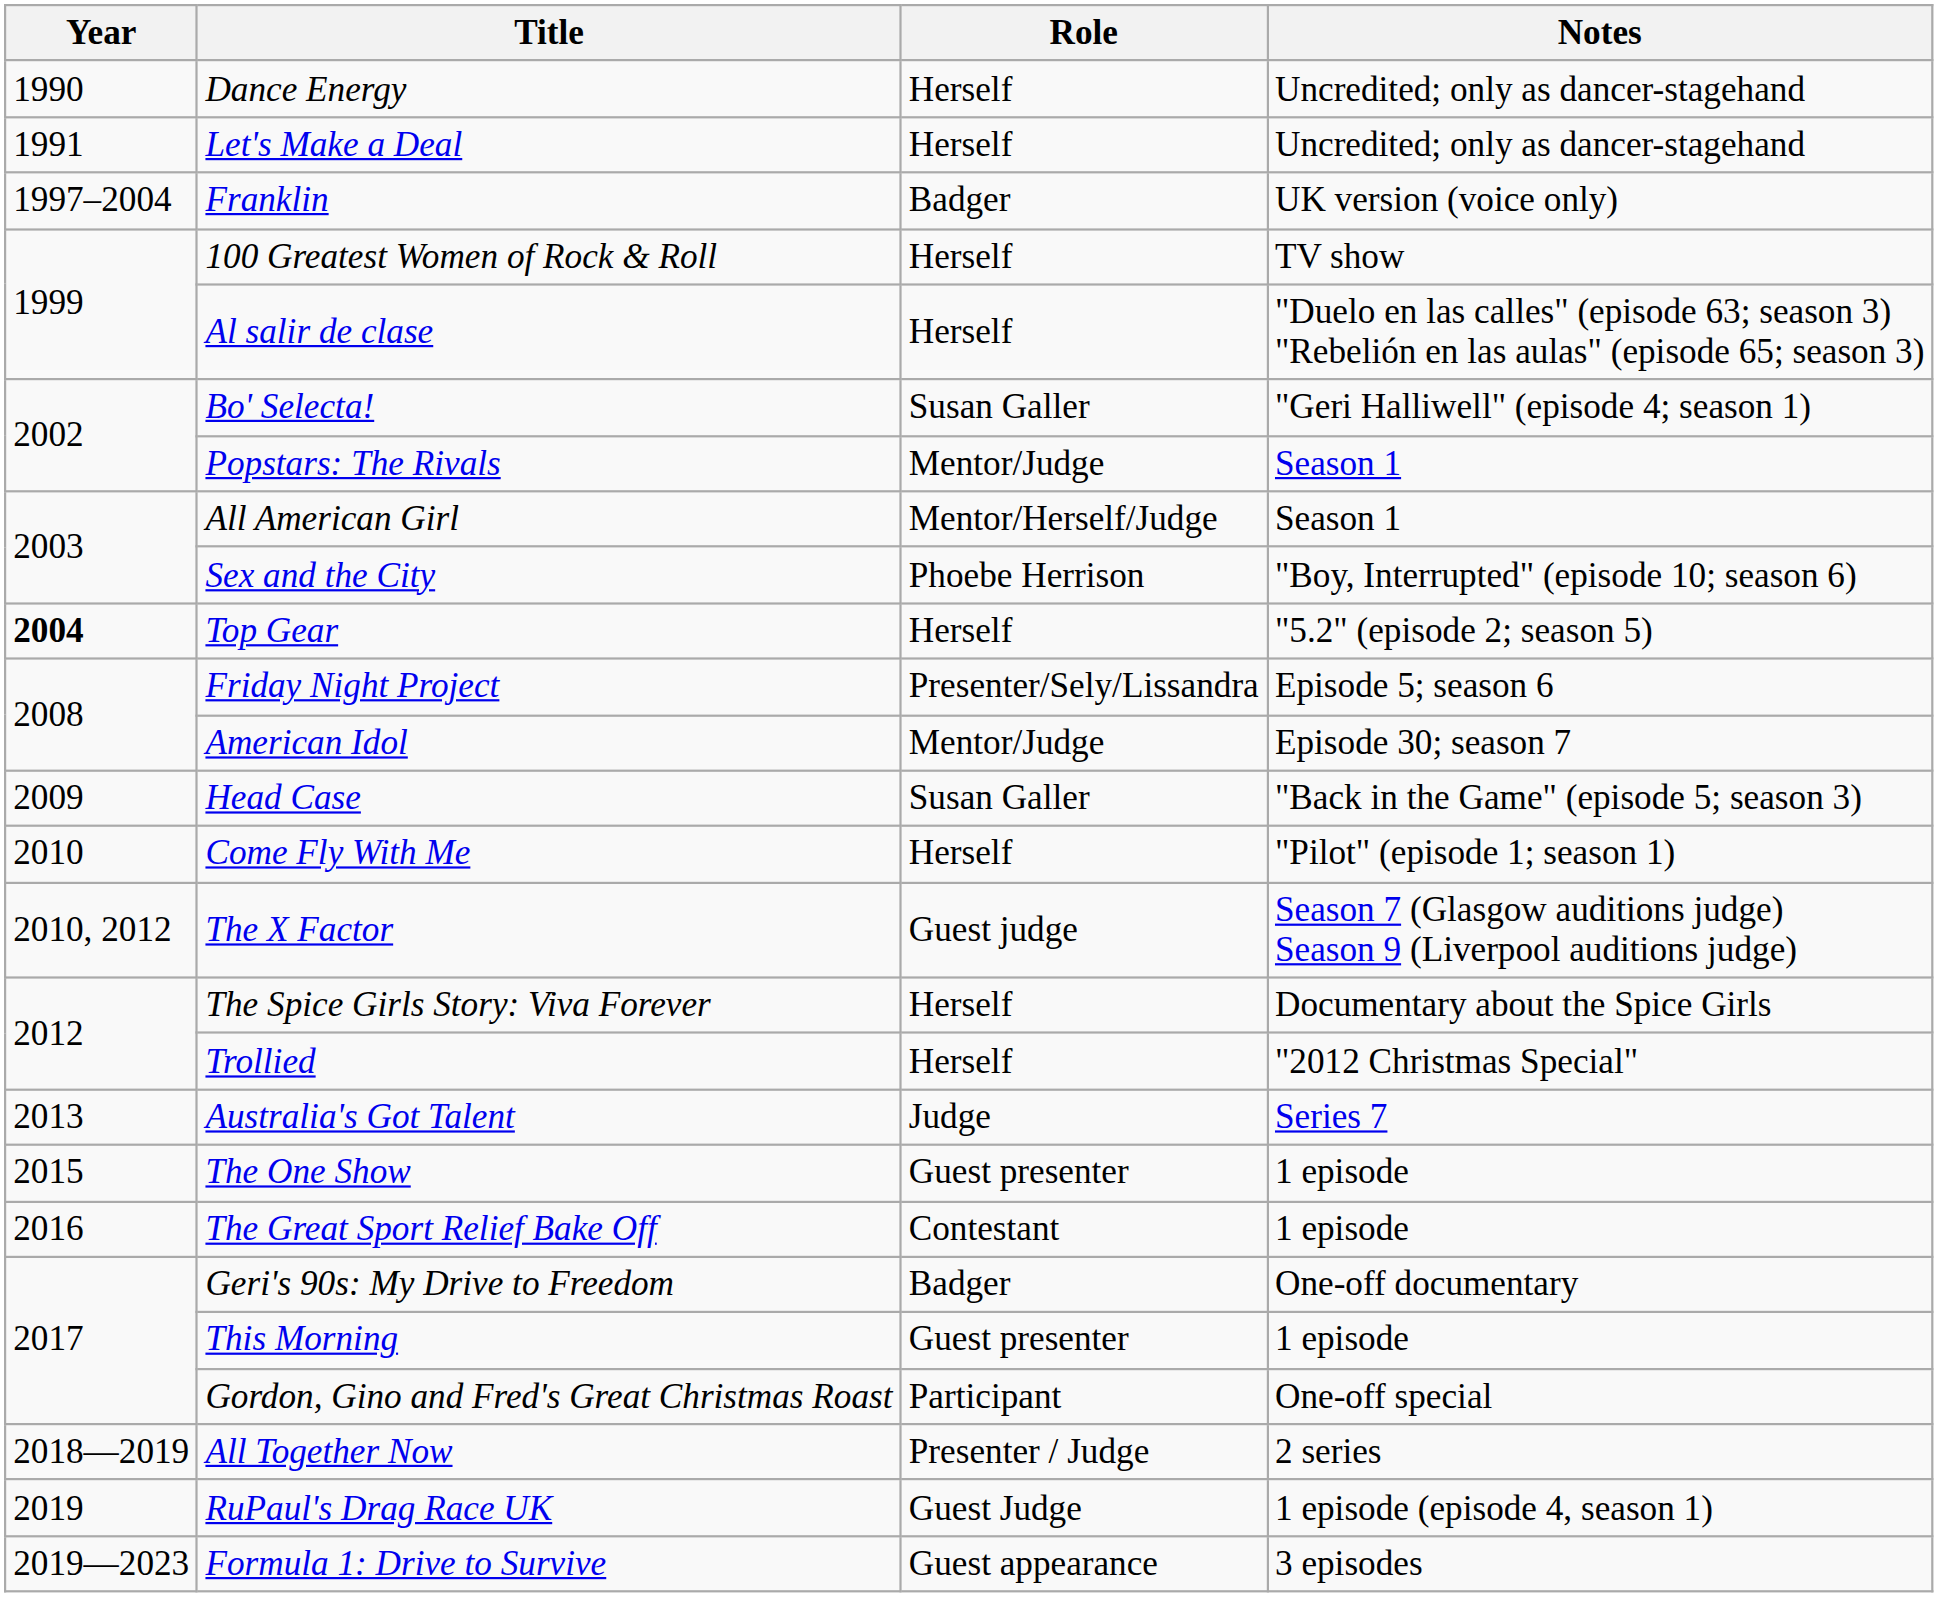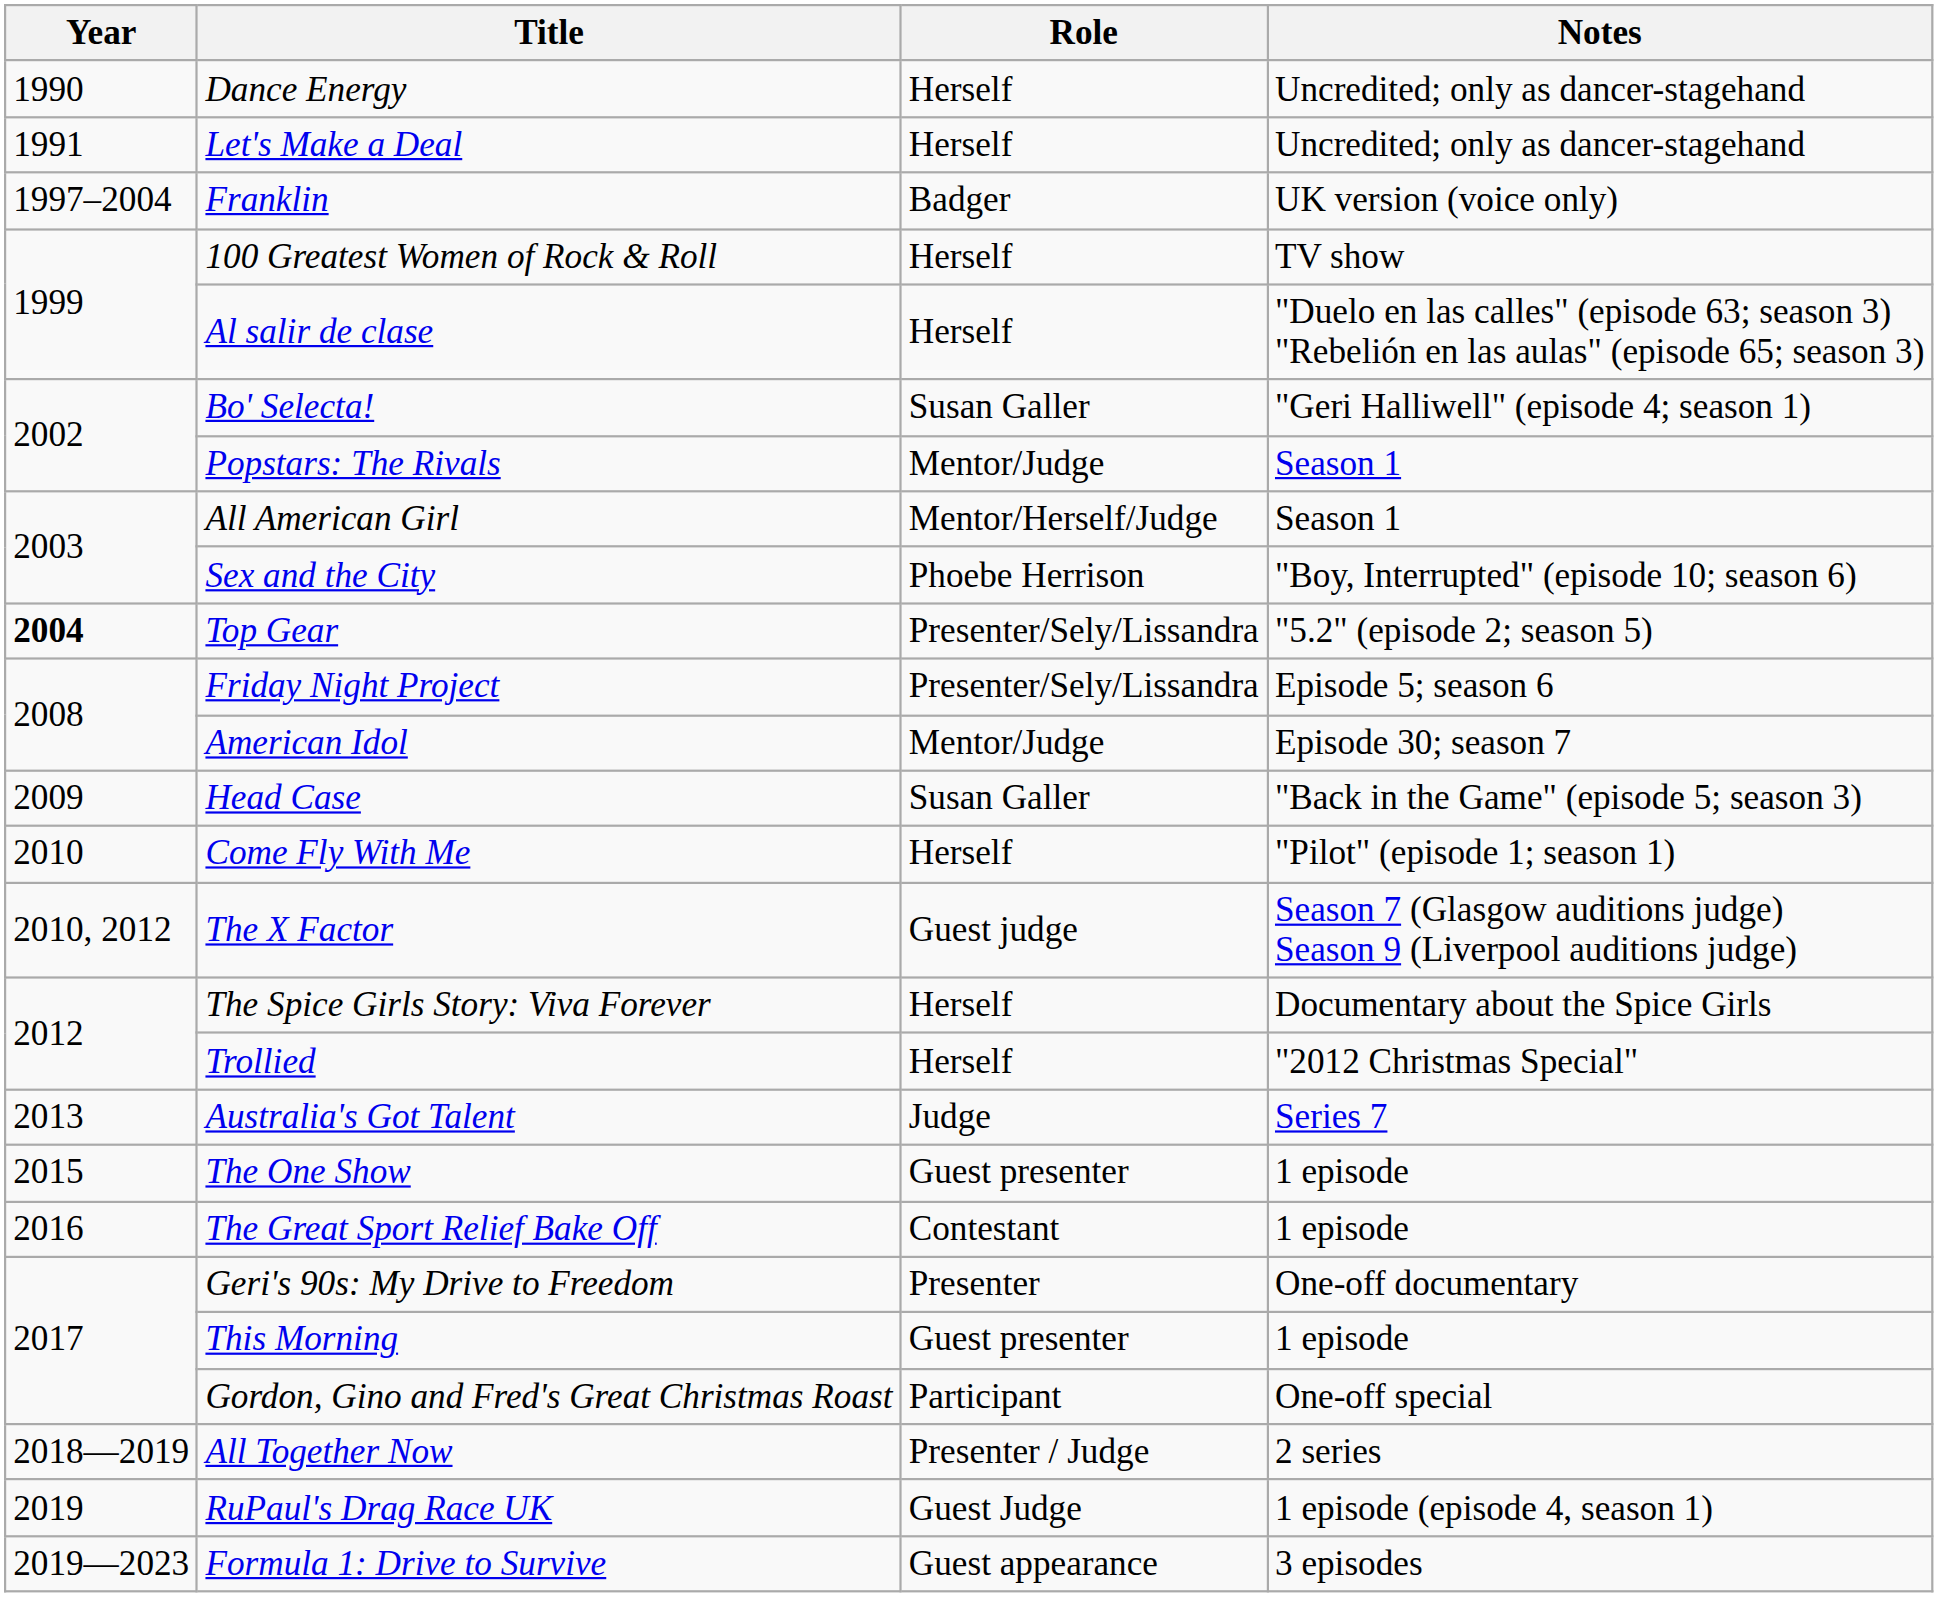(961, 630) Herself -> (1084, 630) Presenter/Sely/Lissandra
(960, 1283) Badger -> (974, 1283) Presenter
